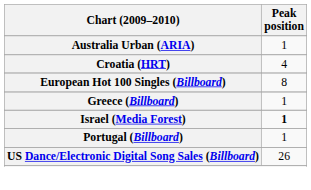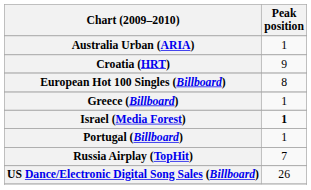(284, 63) 4 -> (284, 63) 9
+ row: (133, 156)
